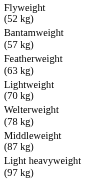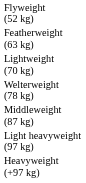- row: (34, 39)
+ row: (31, 167)
